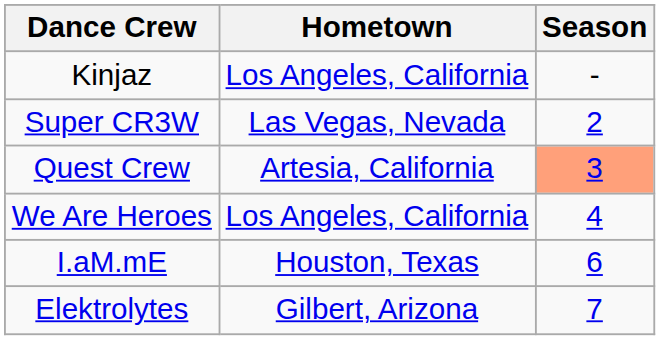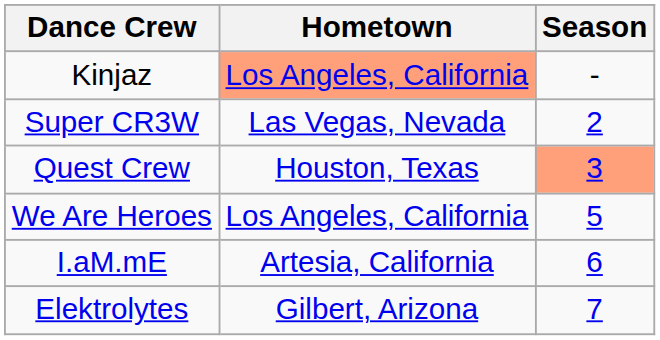(377, 74) no background -> (377, 74) lightsalmon background
(377, 168) Artesia, California -> (377, 168) Houston, Texas
(595, 215) 4 -> (595, 215) 5
(377, 262) Houston, Texas -> (377, 262) Artesia, California
